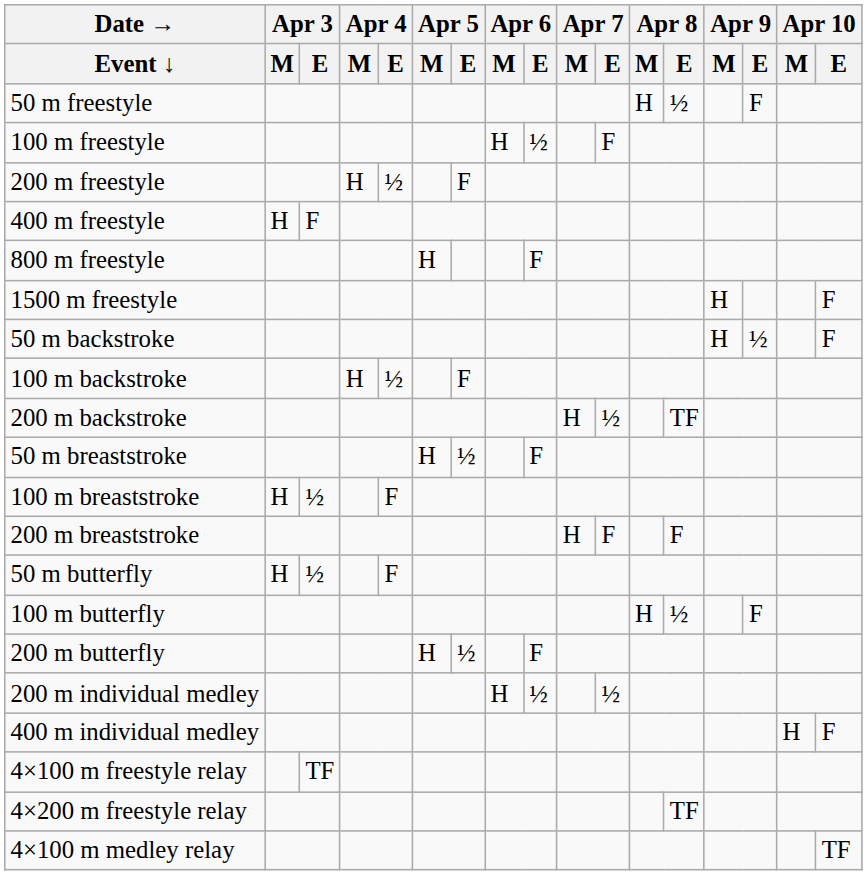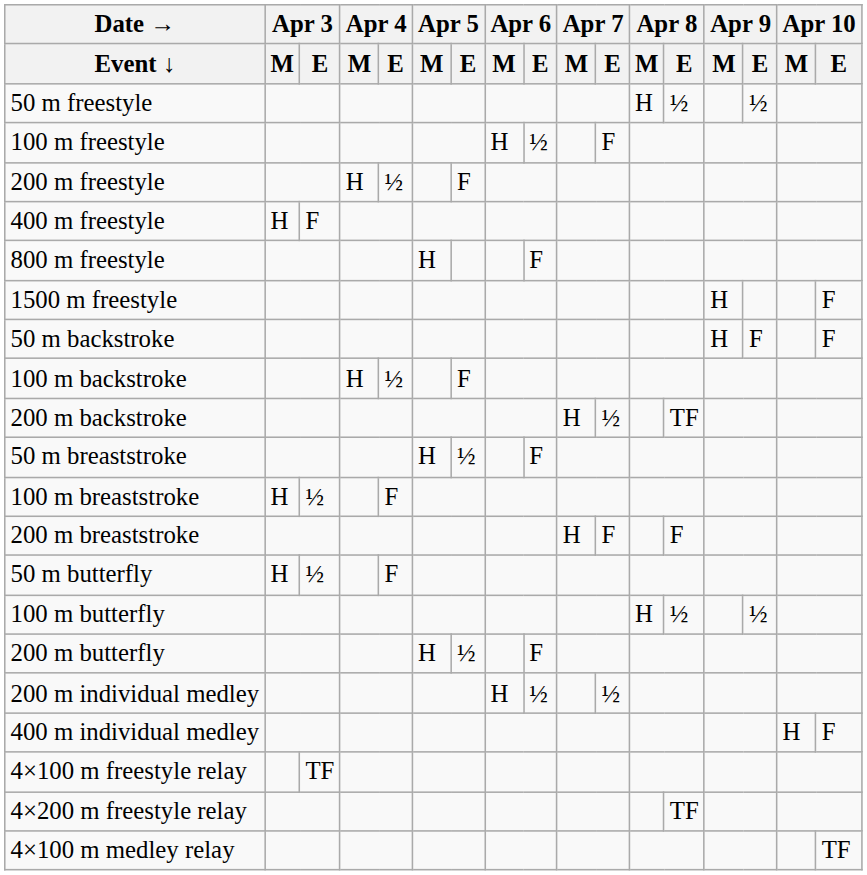(756, 102) F -> (758, 102) ½
(758, 338) ½ -> (756, 338) F
(756, 614) F -> (758, 614) ½
